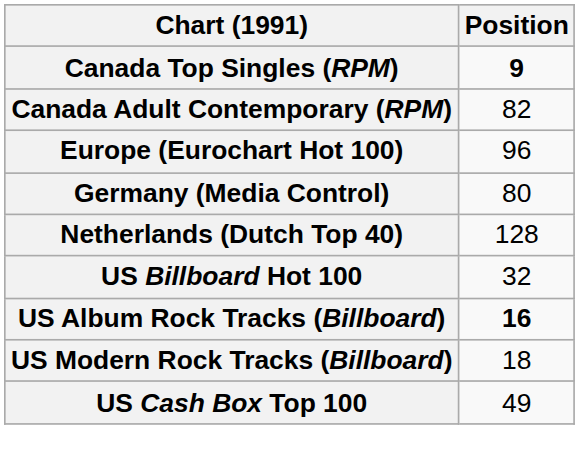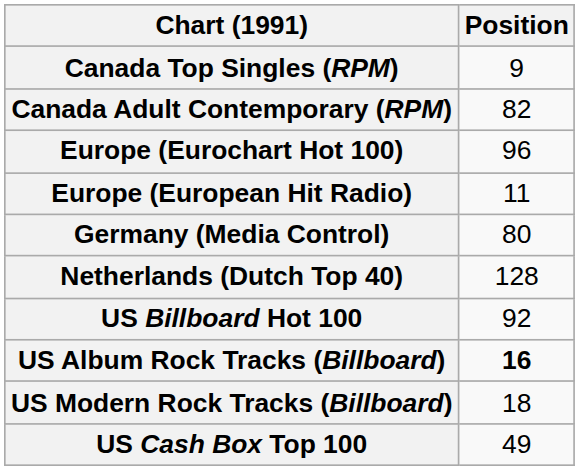(517, 67) bold -> (517, 67) normal
+ row: (232, 192)
(517, 276) 32 -> (517, 318) 92
